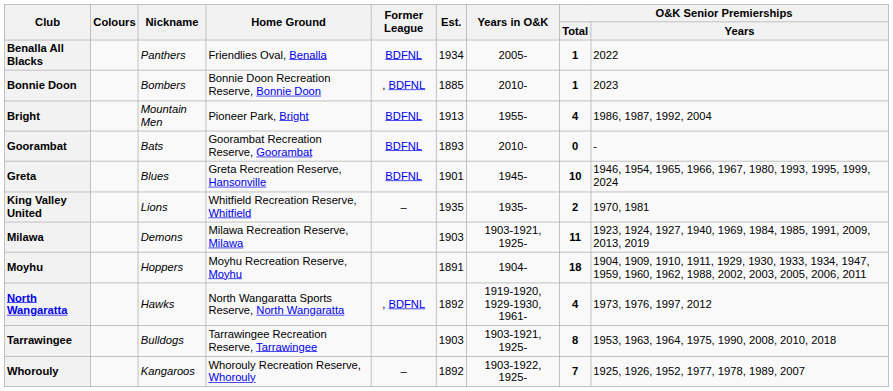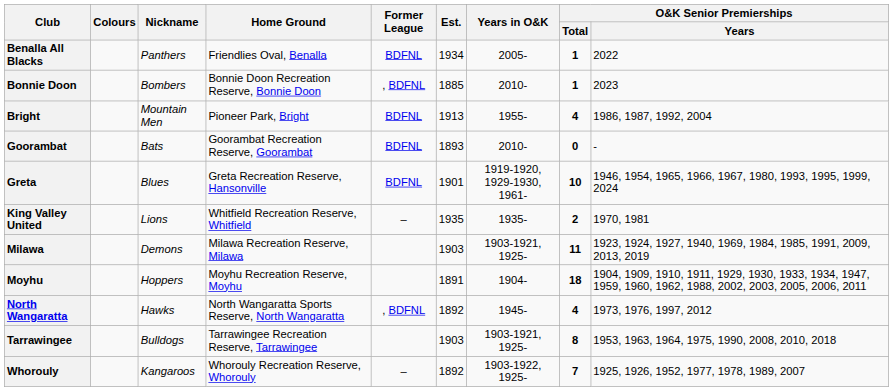(513, 176) 1945- -> (513, 182) 1919-1920, 1929-1930, 1961-
(513, 304) 1919-1920, 1929-1930, 1961- -> (513, 310) 1945-
